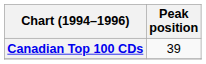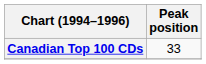(174, 48) 39 -> (174, 48) 33
